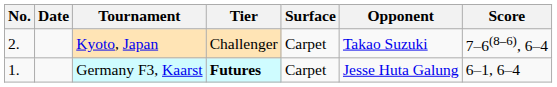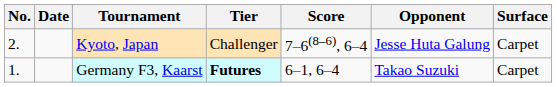columns swapped: (310, 16) <-> (507, 16)
(385, 43) Takao Suzuki -> (432, 43) Jesse Huta Galung
(401, 70) Jesse Huta Galung -> (417, 70) Takao Suzuki
